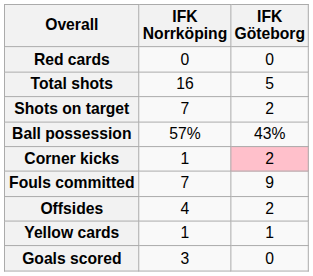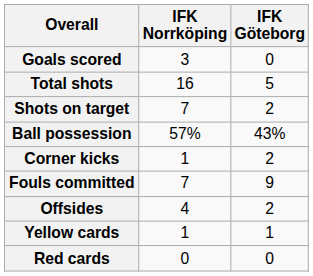rows swapped: (72, 258) <-> (72, 59)
(270, 158) pink background -> (270, 158) no background
